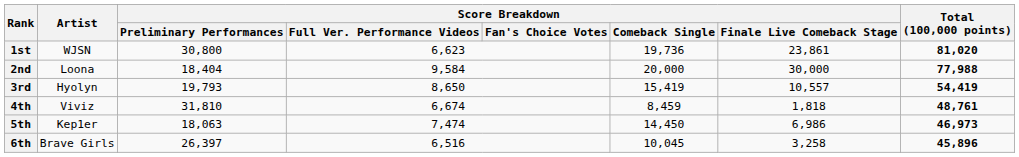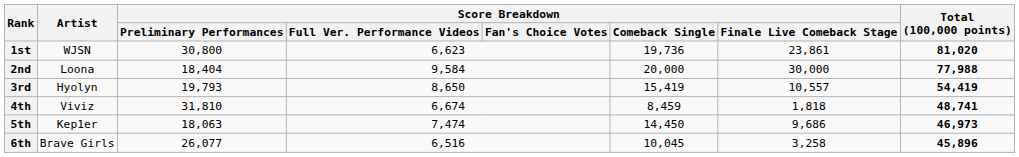(957, 106) 48,761 -> (957, 106) 48,741
(809, 124) 6,986 -> (809, 124) 9,686
(202, 143) 26,397 -> (202, 143) 26,077
